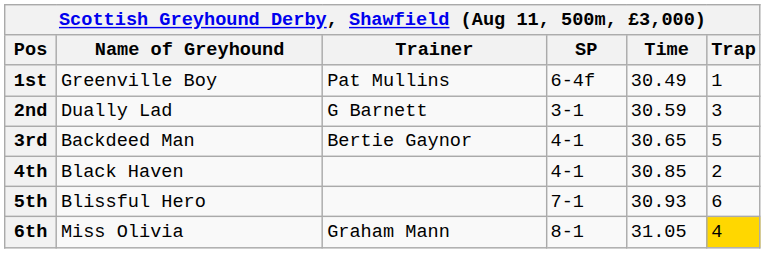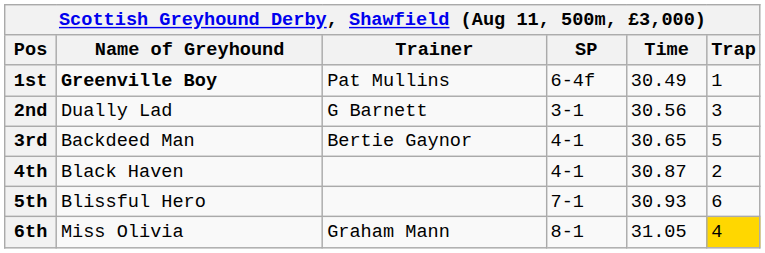(139, 80) normal -> (139, 80) bold
(659, 111) 30.59 -> (659, 111) 30.56
(659, 171) 30.85 -> (659, 171) 30.87
